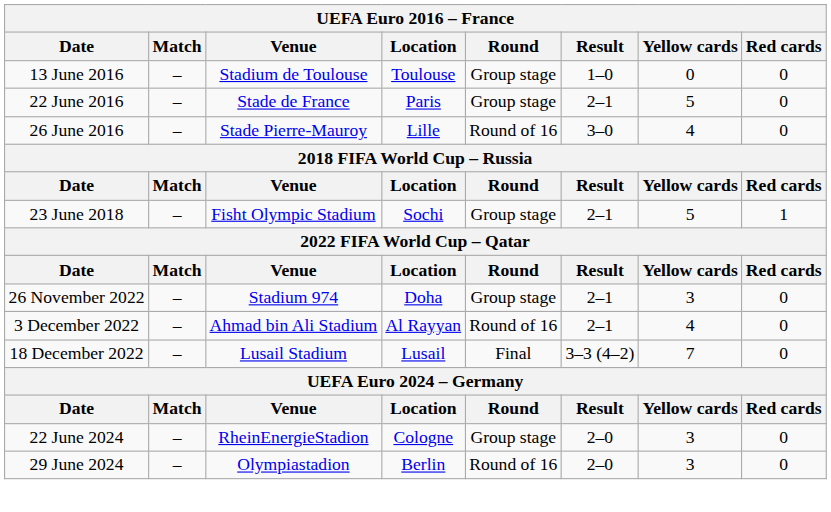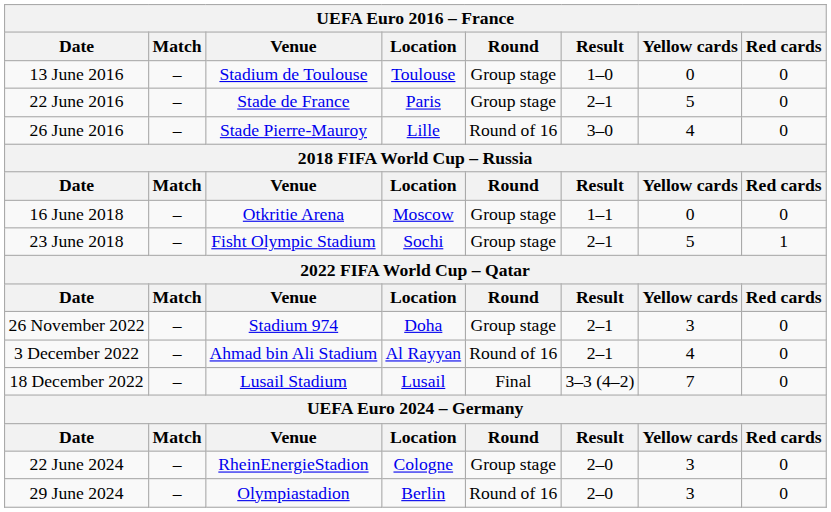+ row: (77, 213)
